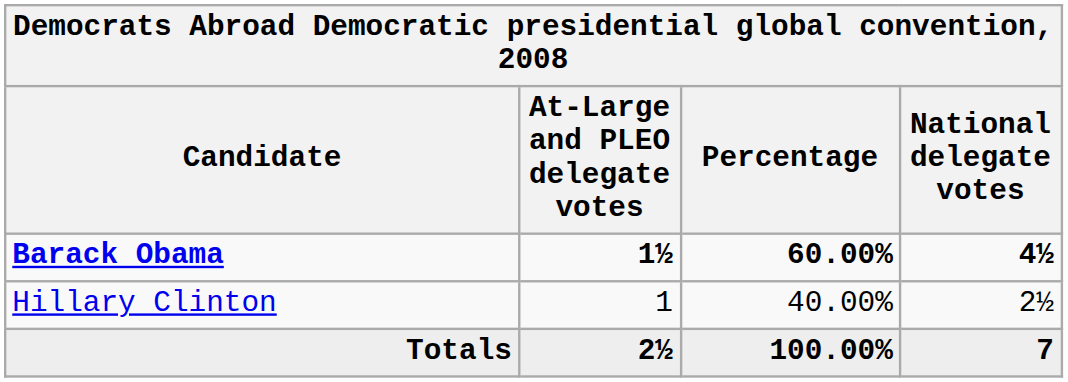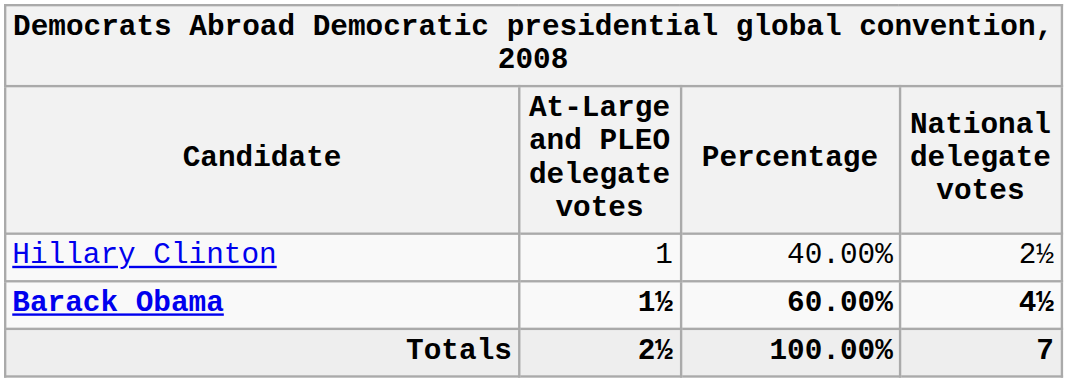rows swapped: (118, 257) <-> (144, 305)
